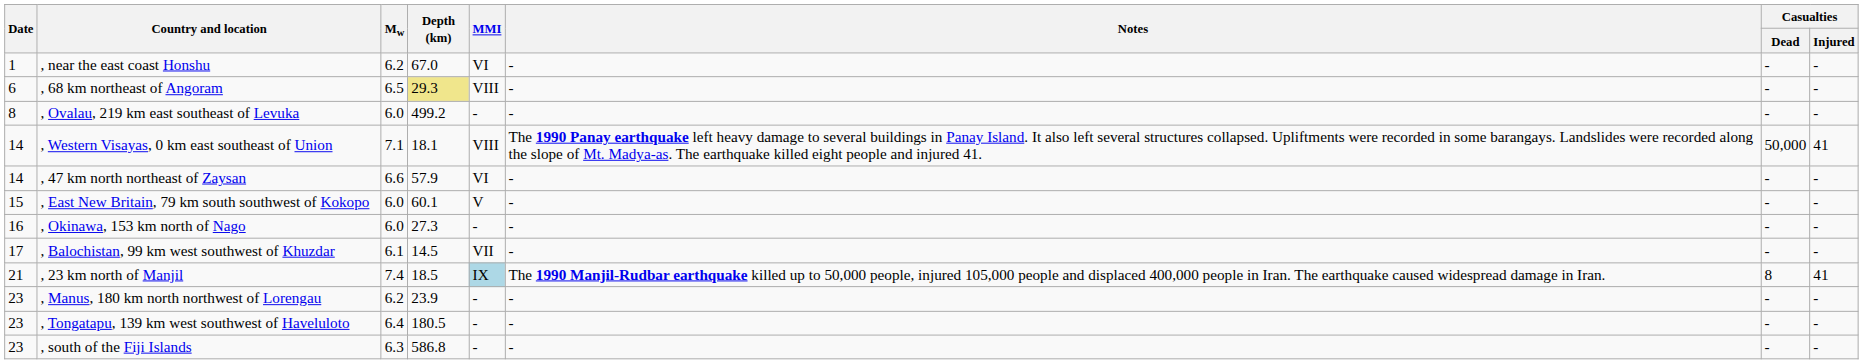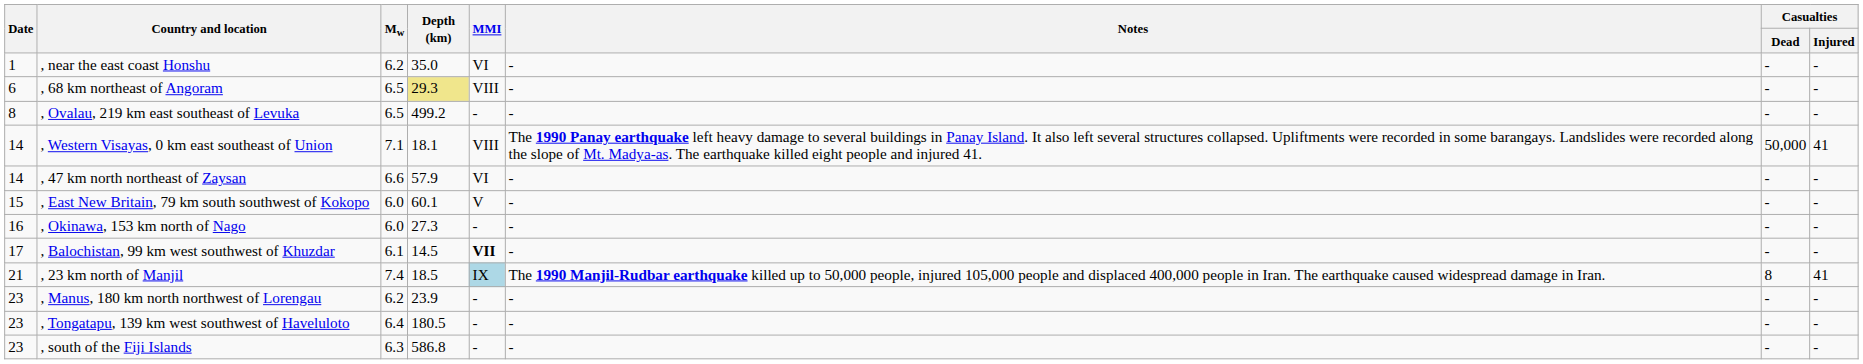(425, 64) 67.0 -> (425, 64) 35.0
(394, 112) 6.0 -> (394, 112) 6.5
(483, 250) normal -> (484, 250) bold
